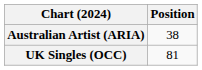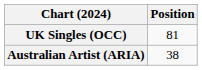rows swapped: (76, 34) <-> (76, 55)
